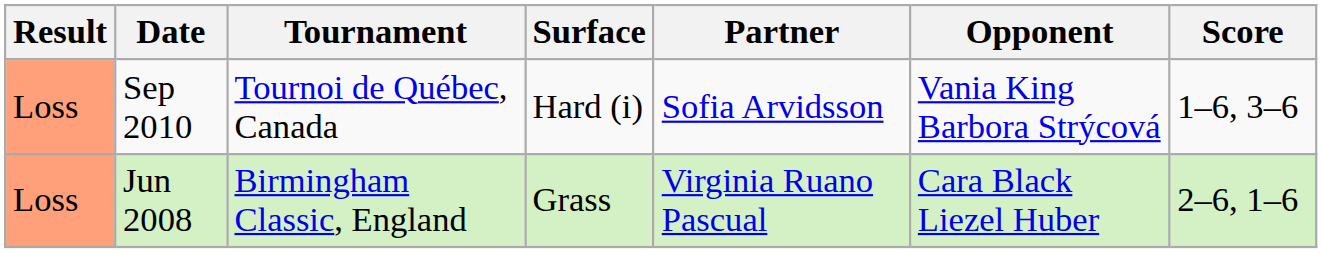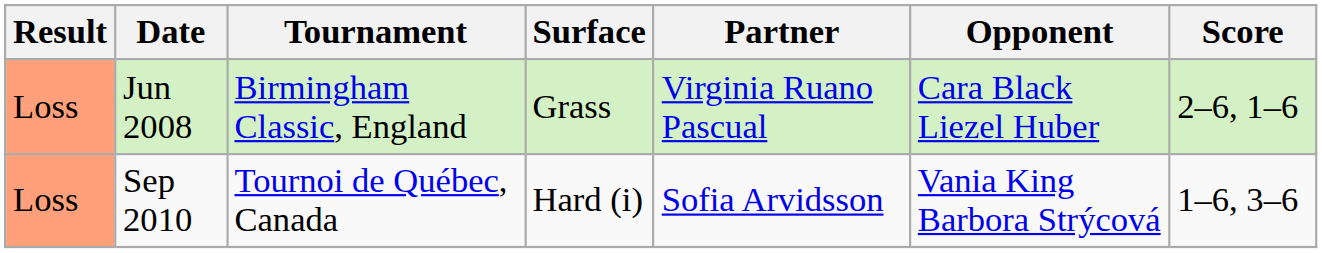rows swapped: (158, 199) <-> (158, 106)
